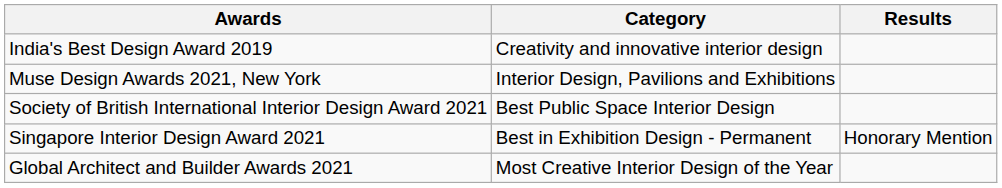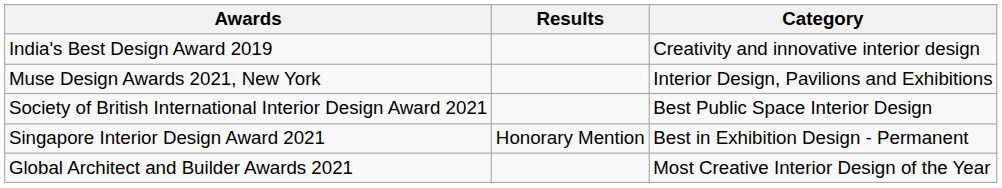columns swapped: (665, 19) <-> (918, 19)
